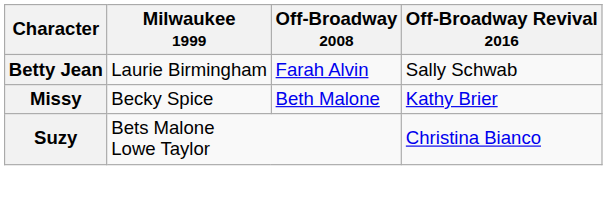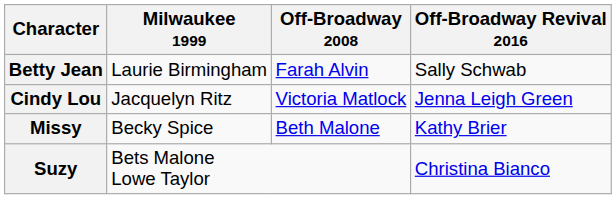+ row: (56, 98)
